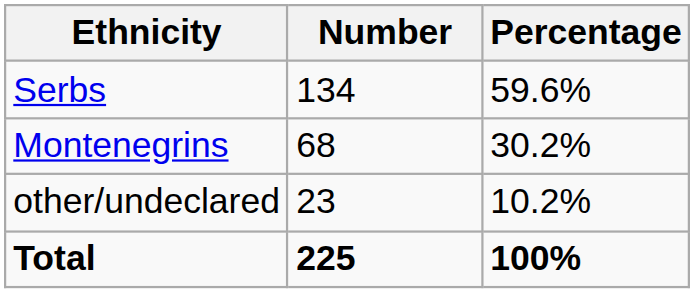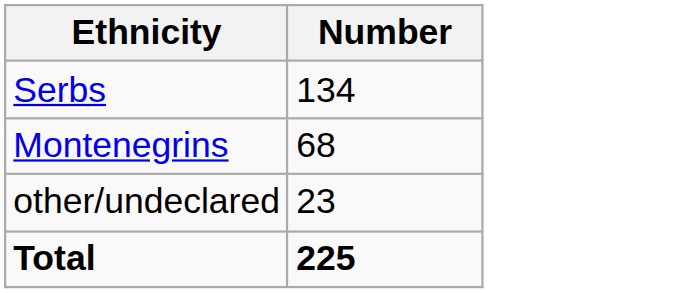- column: (586, 32)
